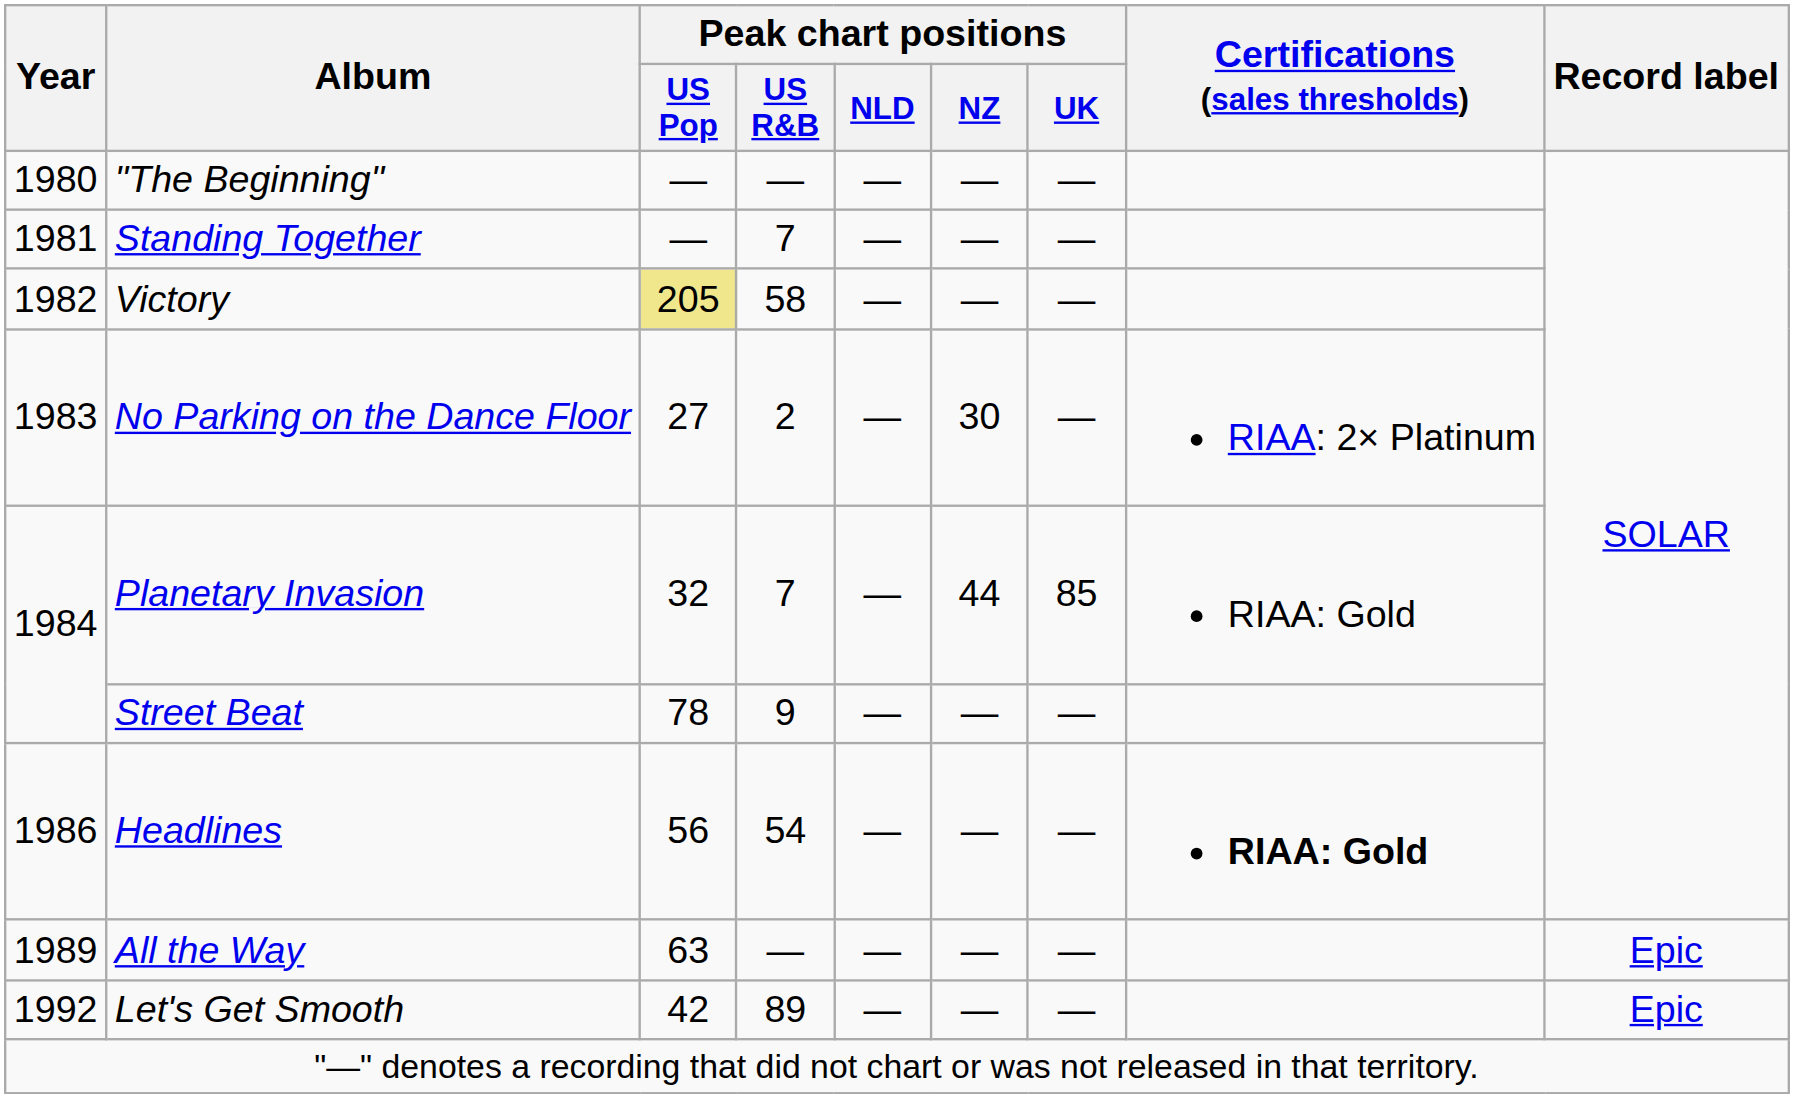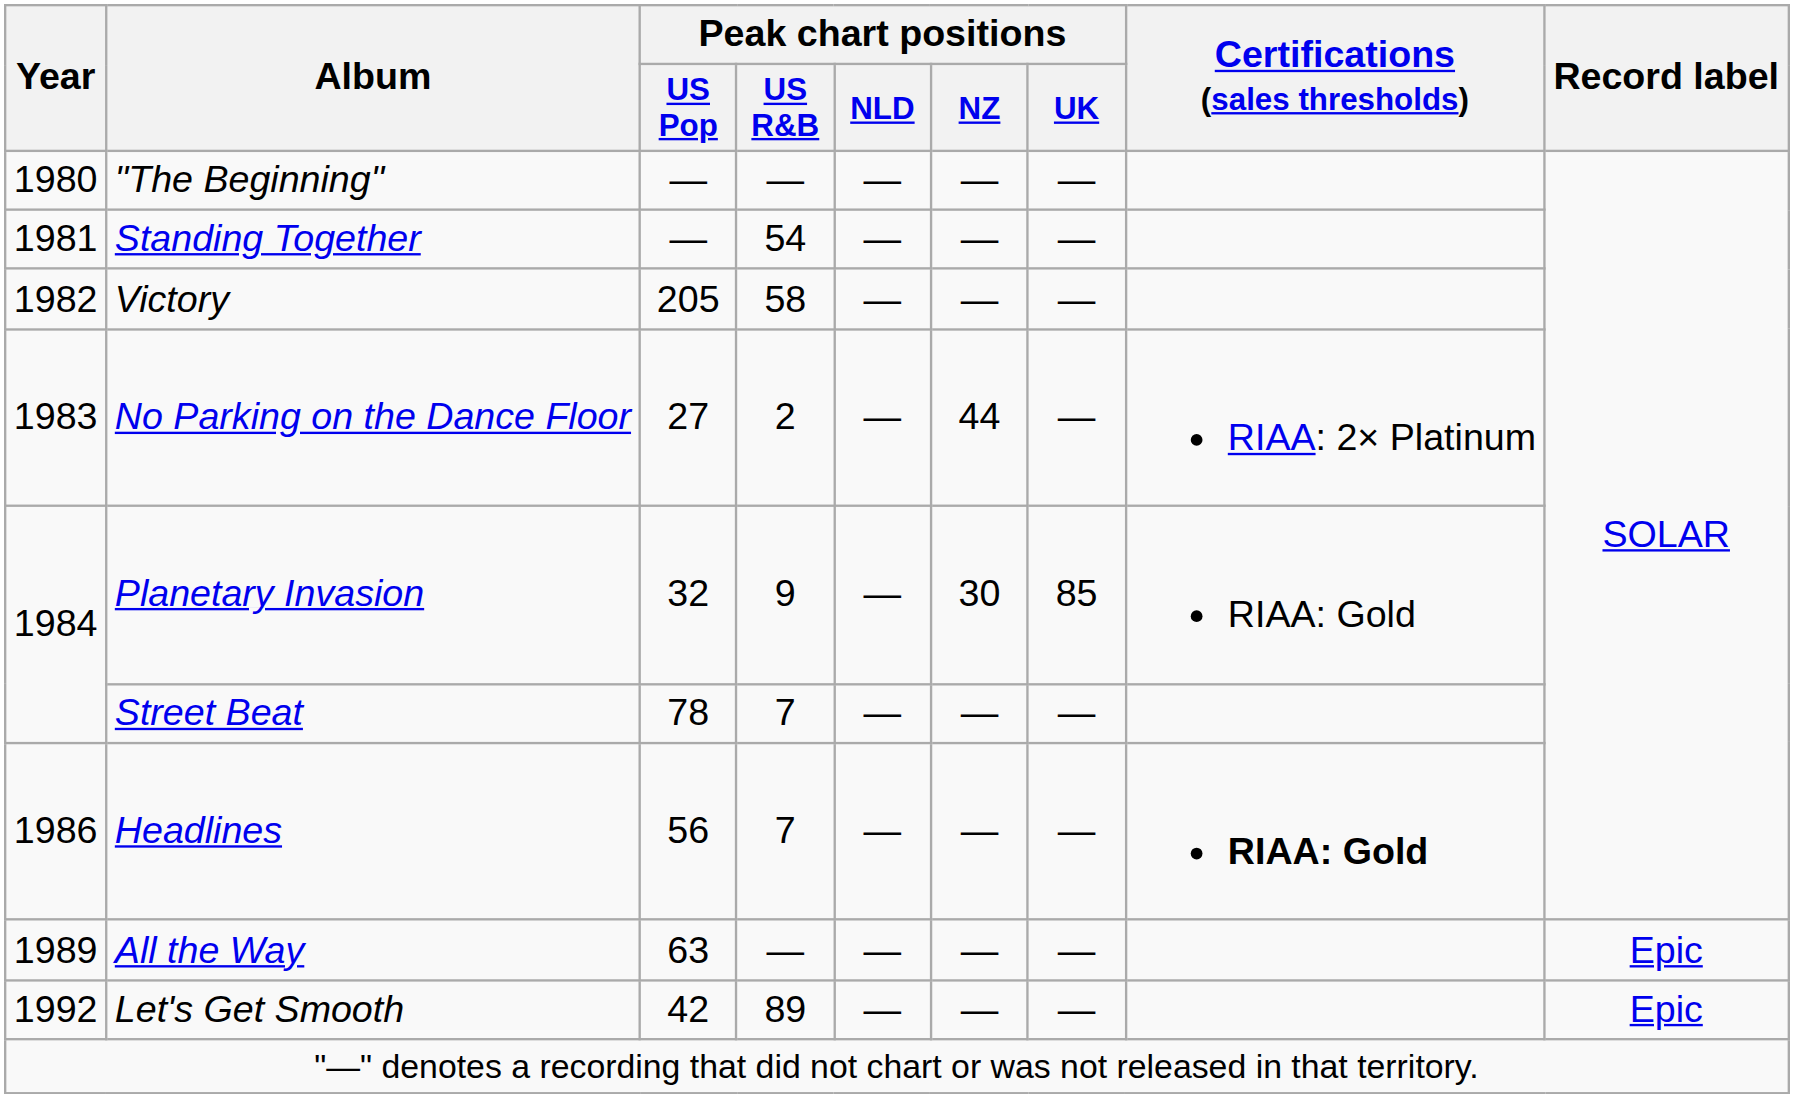(785, 238) 7 -> (785, 238) 54
(688, 298) khaki background -> (688, 298) no background
(979, 416) 30 -> (979, 416) 44
(785, 594) 7 -> (785, 594) 9
(979, 594) 44 -> (979, 594) 30
(785, 712) 9 -> (785, 712) 7
(785, 830) 54 -> (785, 830) 7
